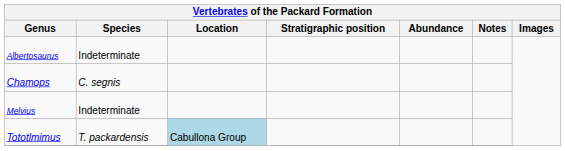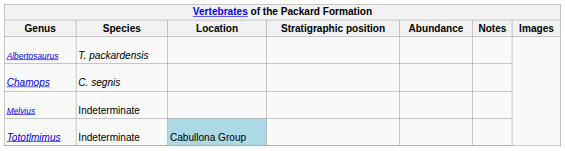(109, 55) Indeterminate -> (113, 55) T. packardensis
(113, 137) T. packardensis -> (109, 137) Indeterminate
